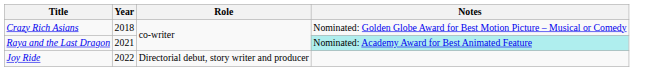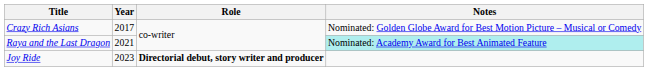(124, 27) 2018 -> (124, 27) 2017
(124, 58) 2022 -> (124, 58) 2023
(224, 58) normal -> (231, 58) bold
